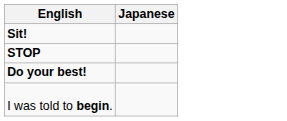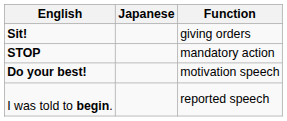+ column: (230, 14)
